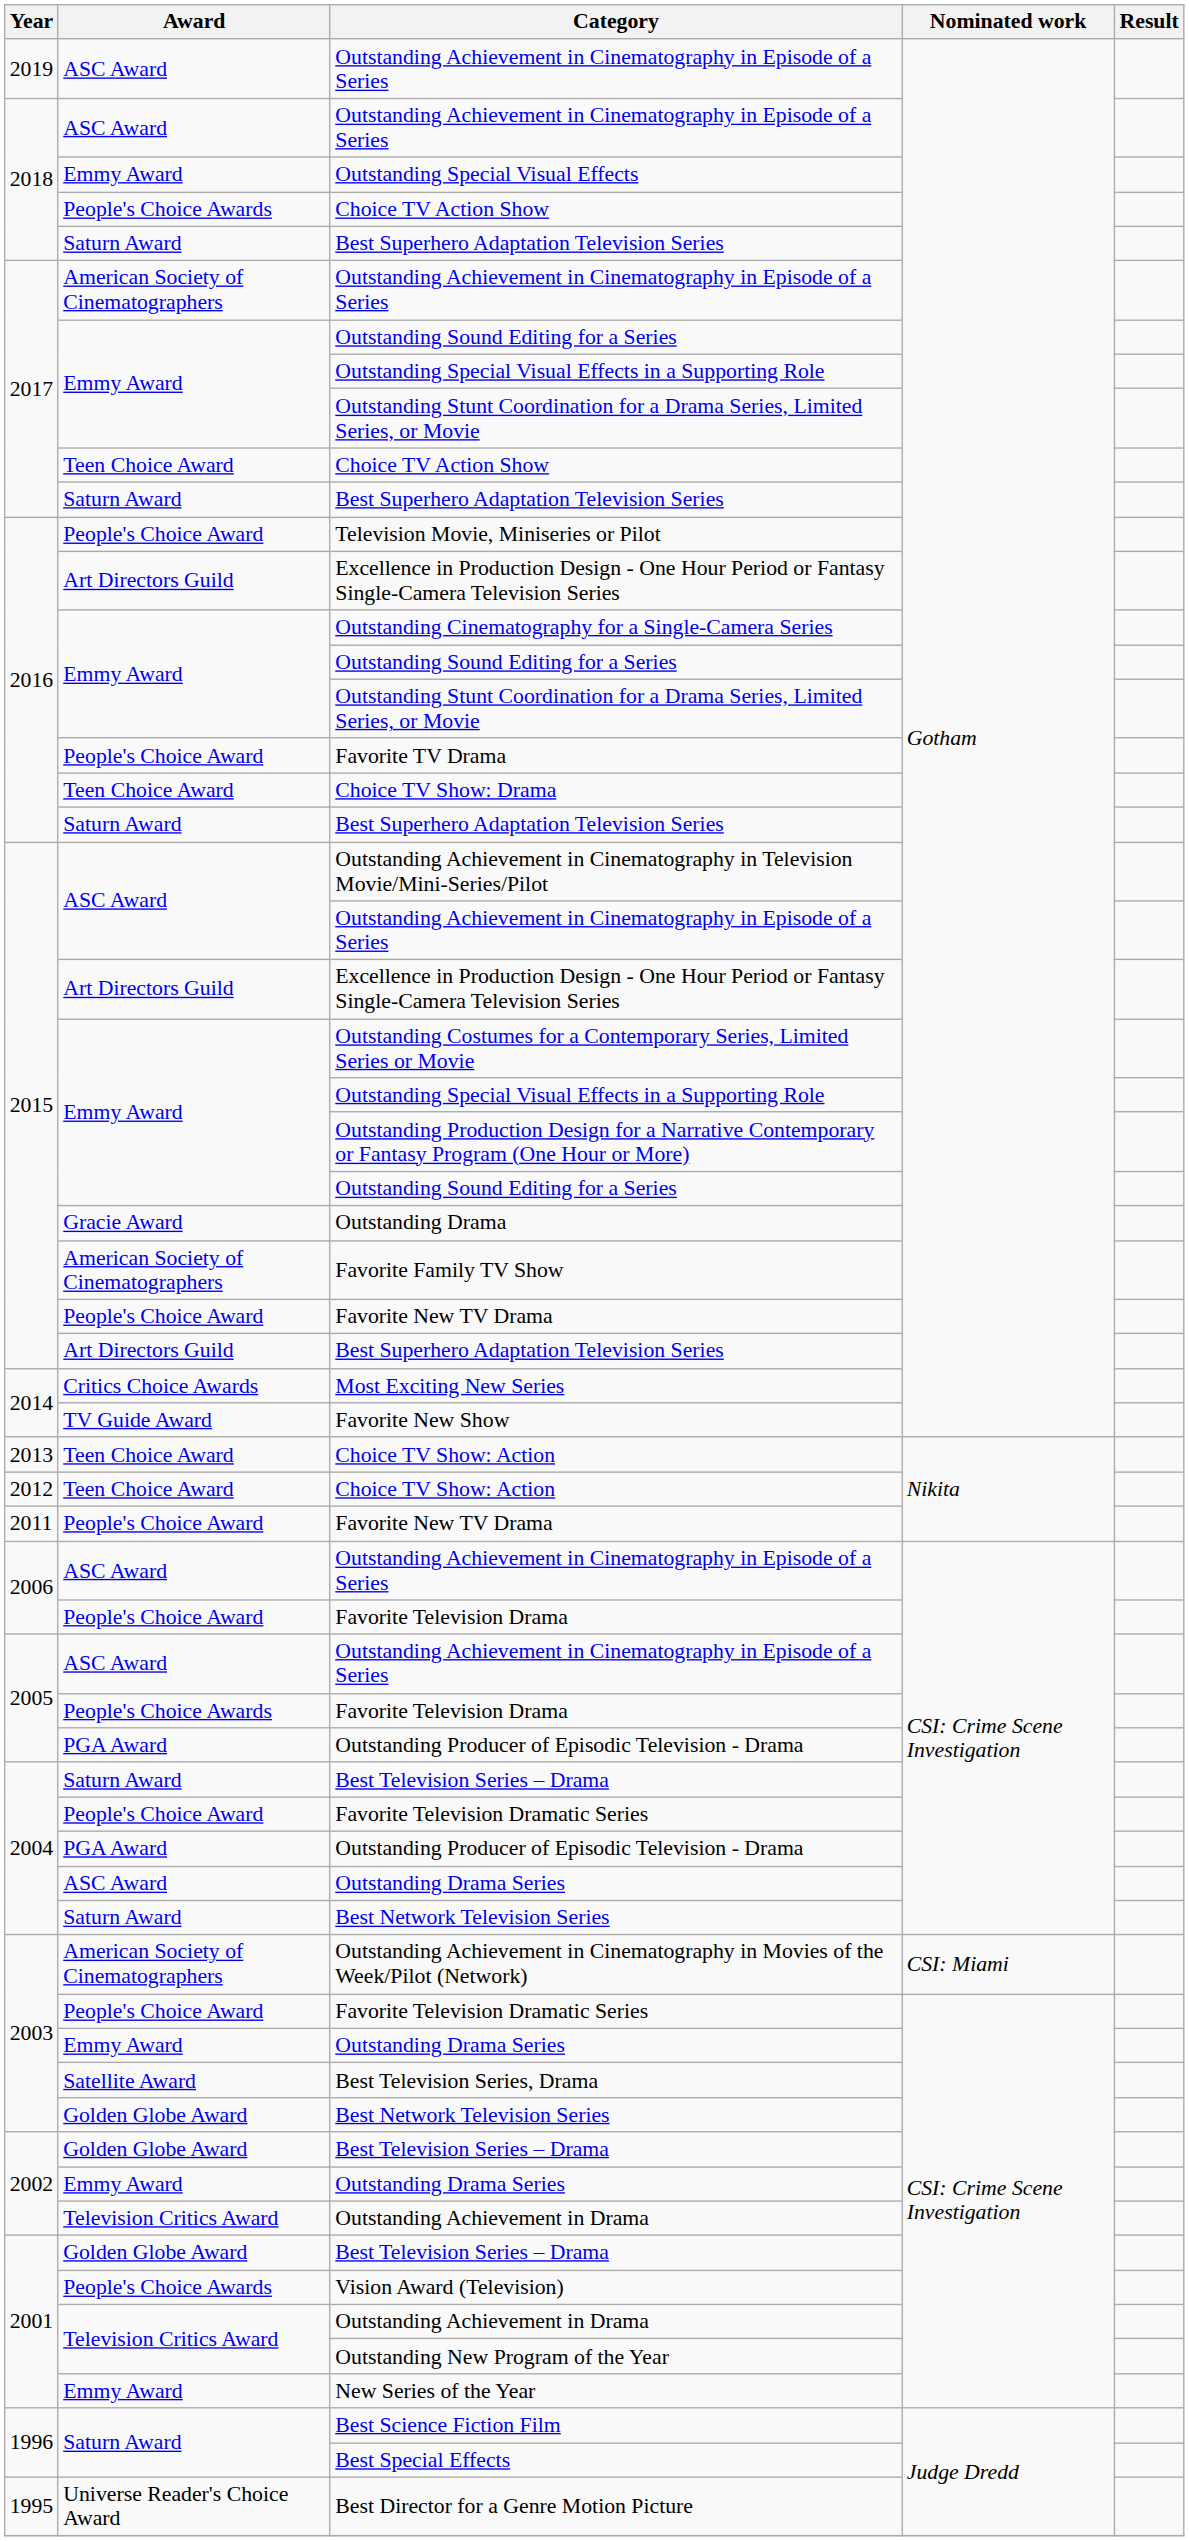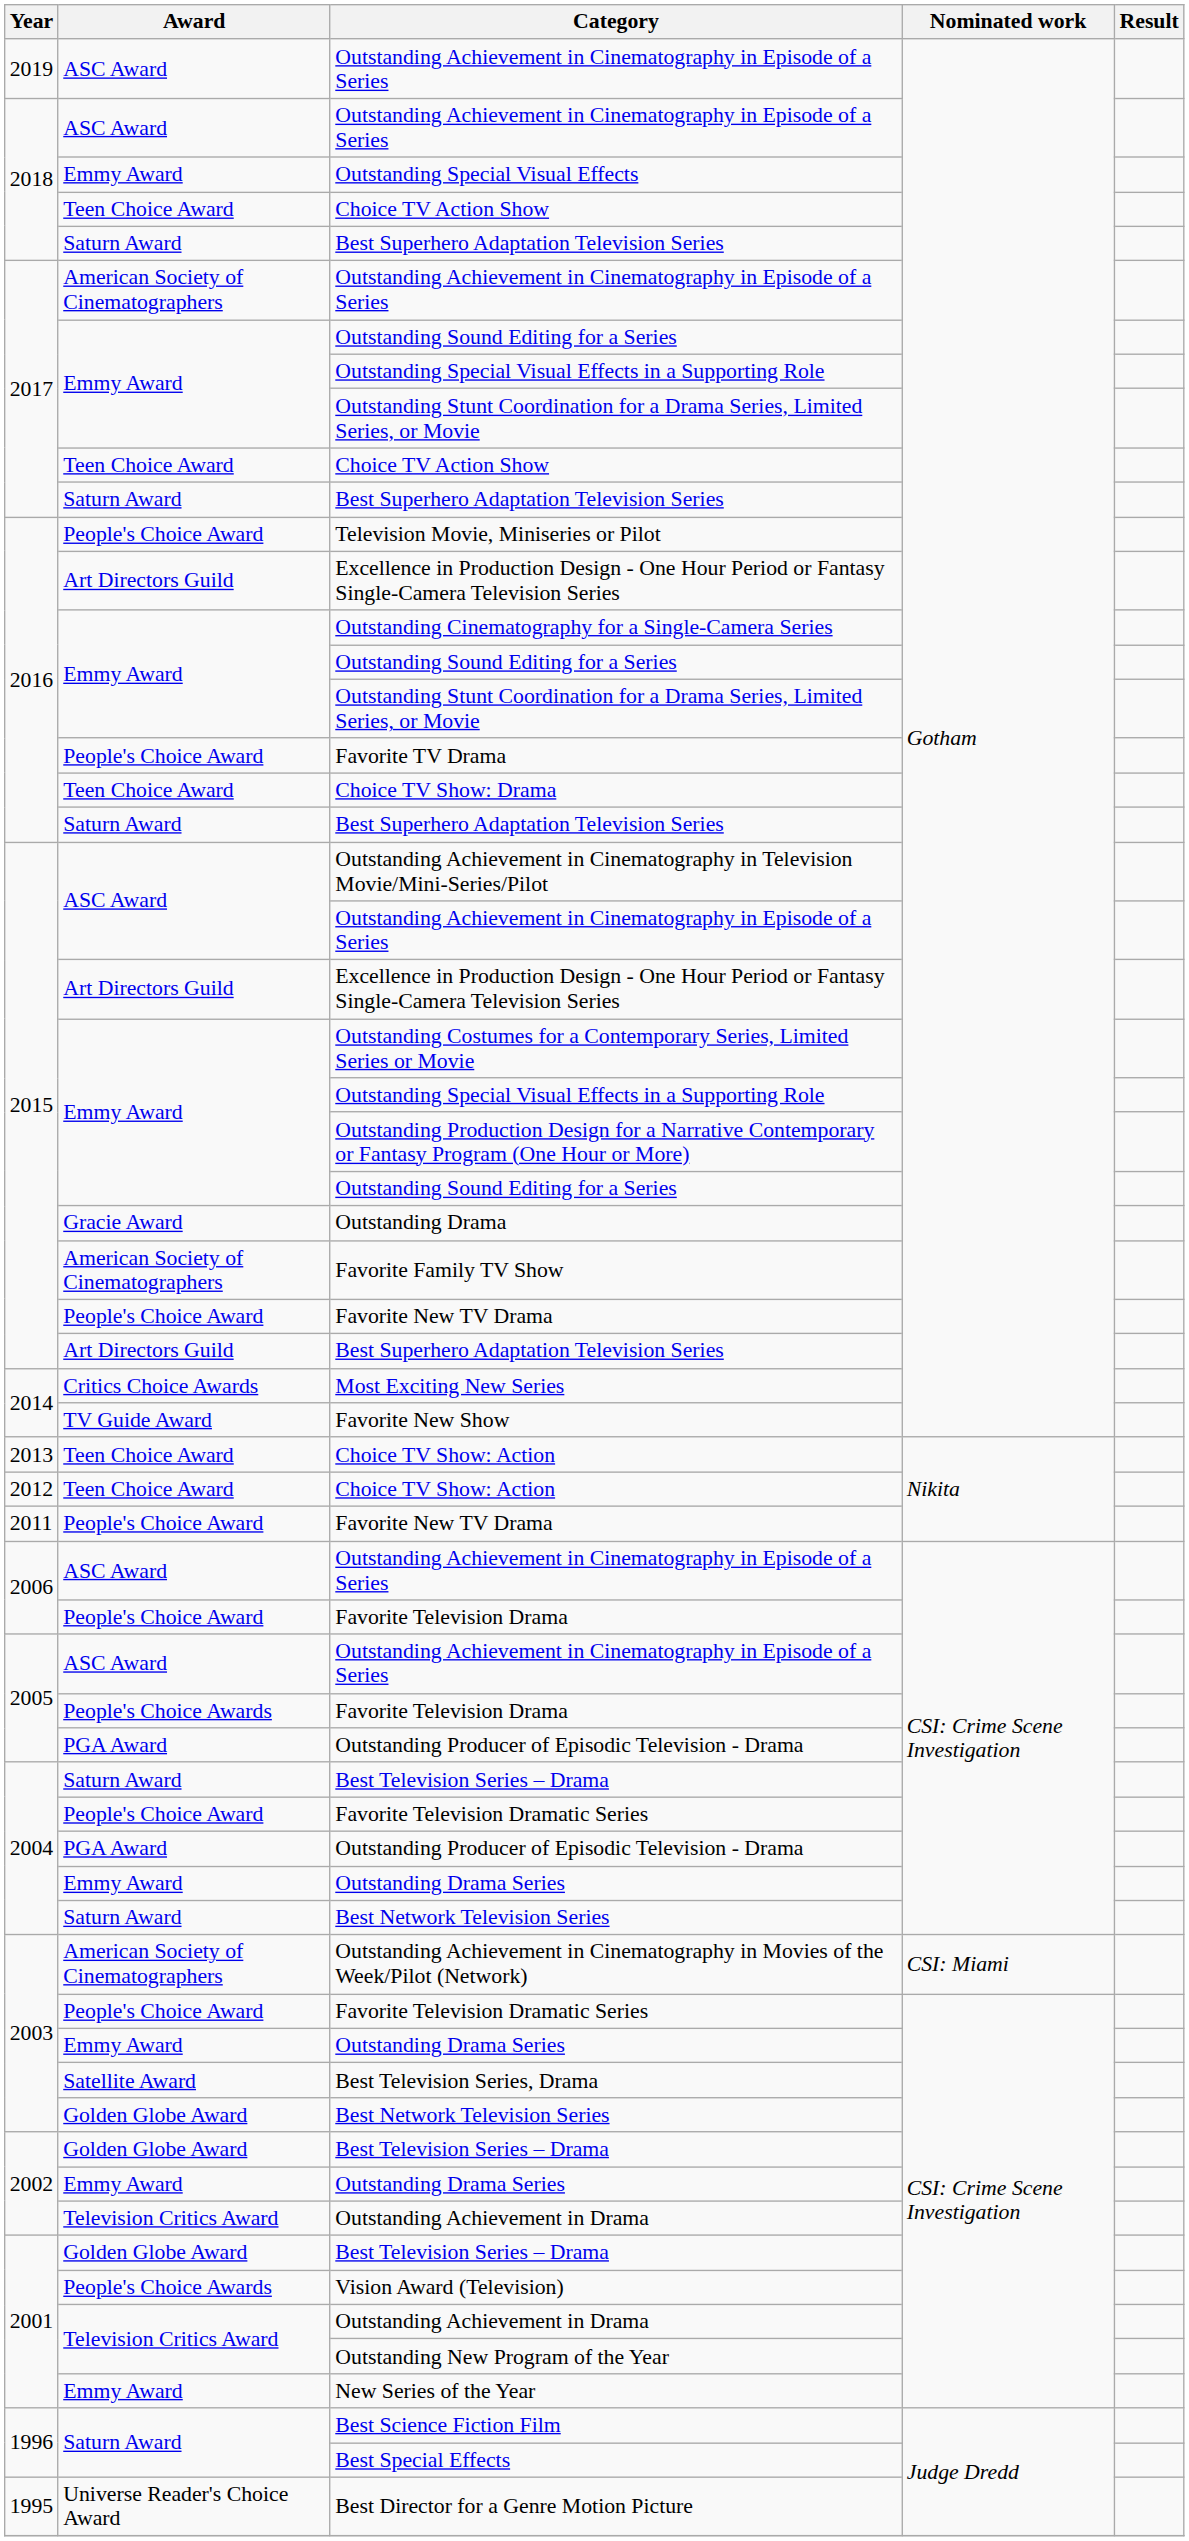(168, 208) People's Choice Awards -> (148, 208) Teen Choice Award
(115, 1882) ASC Award -> (123, 1882) Emmy Award
